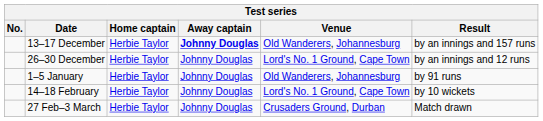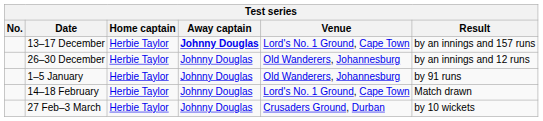(332, 44) Old Wanderers, Johannesburg -> (336, 44) Lord's No. 1 Ground, Cape Town
(336, 60) Lord's No. 1 Ground, Cape Town -> (332, 60) Old Wanderers, Johannesburg
(445, 92) by 10 wickets -> (443, 92) Match drawn
(443, 108) Match drawn -> (445, 108) by 10 wickets
